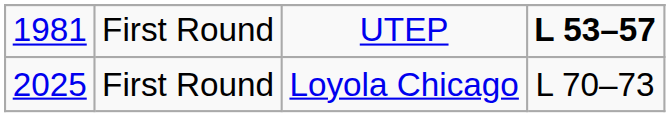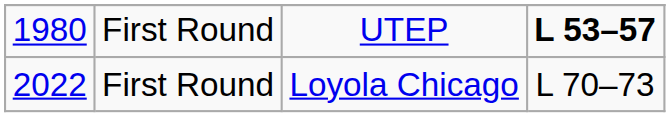(50, 30) 1981 -> (50, 30) 1980
(50, 83) 2025 -> (50, 83) 2022
